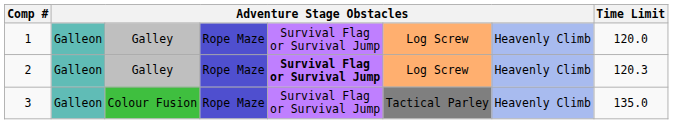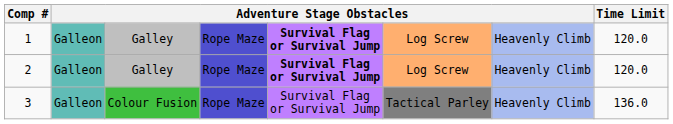(325, 39) normal -> (325, 39) bold
(631, 71) 120.3 -> (631, 71) 120.0
(631, 103) 135.0 -> (631, 103) 136.0
